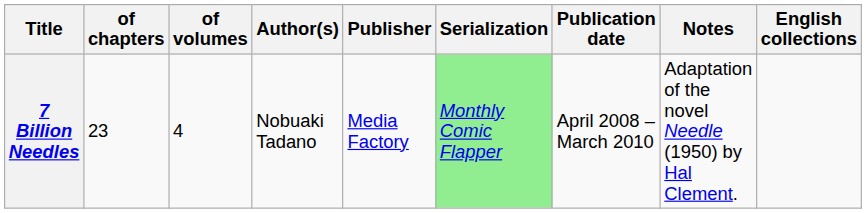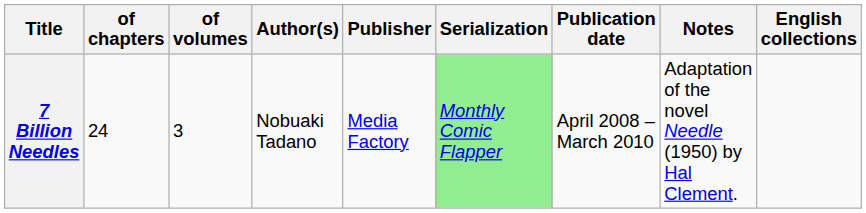(98, 131) 23 -> (98, 131) 24
(178, 131) 4 -> (178, 131) 3
